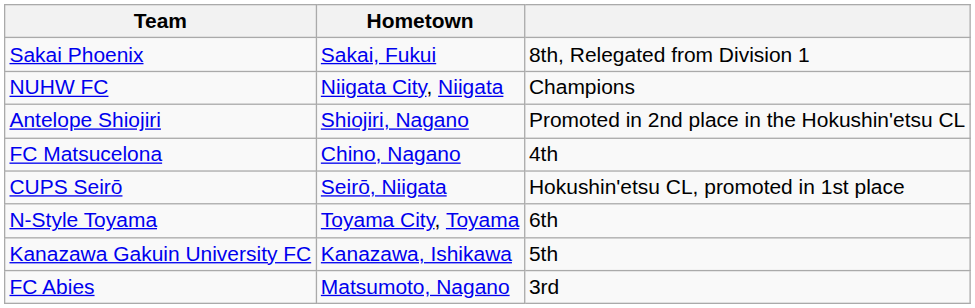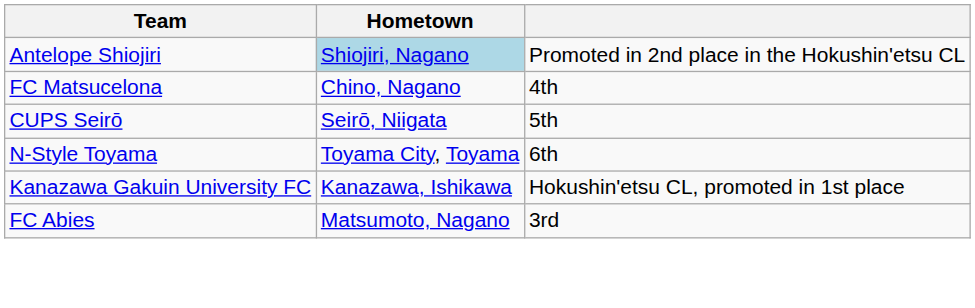- row: (76, 54)
- row: (59, 87)
(395, 120) no background -> (395, 54) lightblue background
(717, 187) Hokushin'etsu CL, promoted in 1st place -> (544, 120) 5th
(544, 253) 5th -> (717, 187) Hokushin'etsu CL, promoted in 1st place
